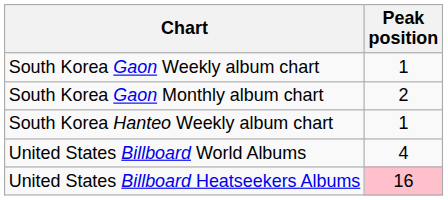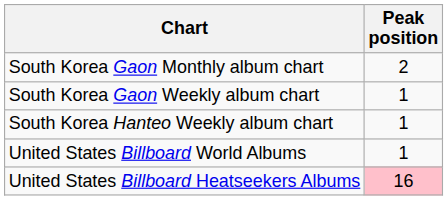rows swapped: (164, 67) <-> (166, 95)
(403, 152) 4 -> (403, 152) 1
